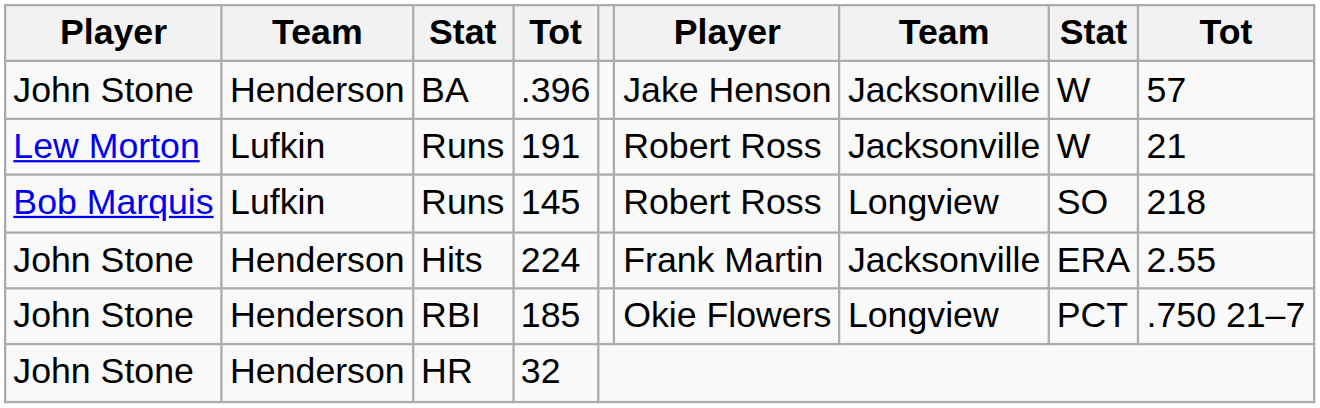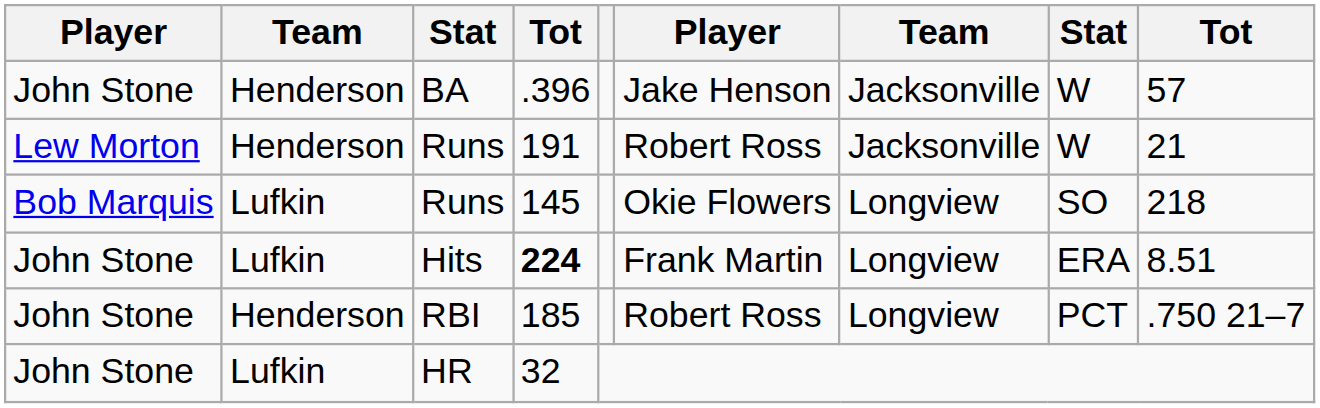(278, 145) Lufkin -> (317, 145) Henderson
(722, 202) Robert Ross -> (727, 202) Okie Flowers
(317, 259) Henderson -> (278, 259) Lufkin
(551, 259) normal -> (551, 259) bold
(944, 259) Jacksonville -> (923, 259) Longview
(1181, 259) 2.55 -> (1181, 259) 8.51
(727, 315) Okie Flowers -> (722, 315) Robert Ross
(317, 372) Henderson -> (278, 372) Lufkin
